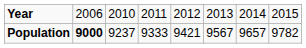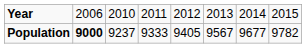(187, 33) 9421 -> (187, 33) 9405
(252, 33) 9657 -> (252, 33) 9677
